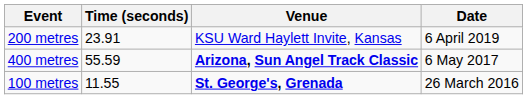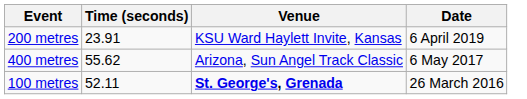(103, 61) 55.59 -> (103, 61) 55.62
(307, 61) bold -> (299, 61) normal
(102, 83) 11.55 -> (102, 83) 52.11
